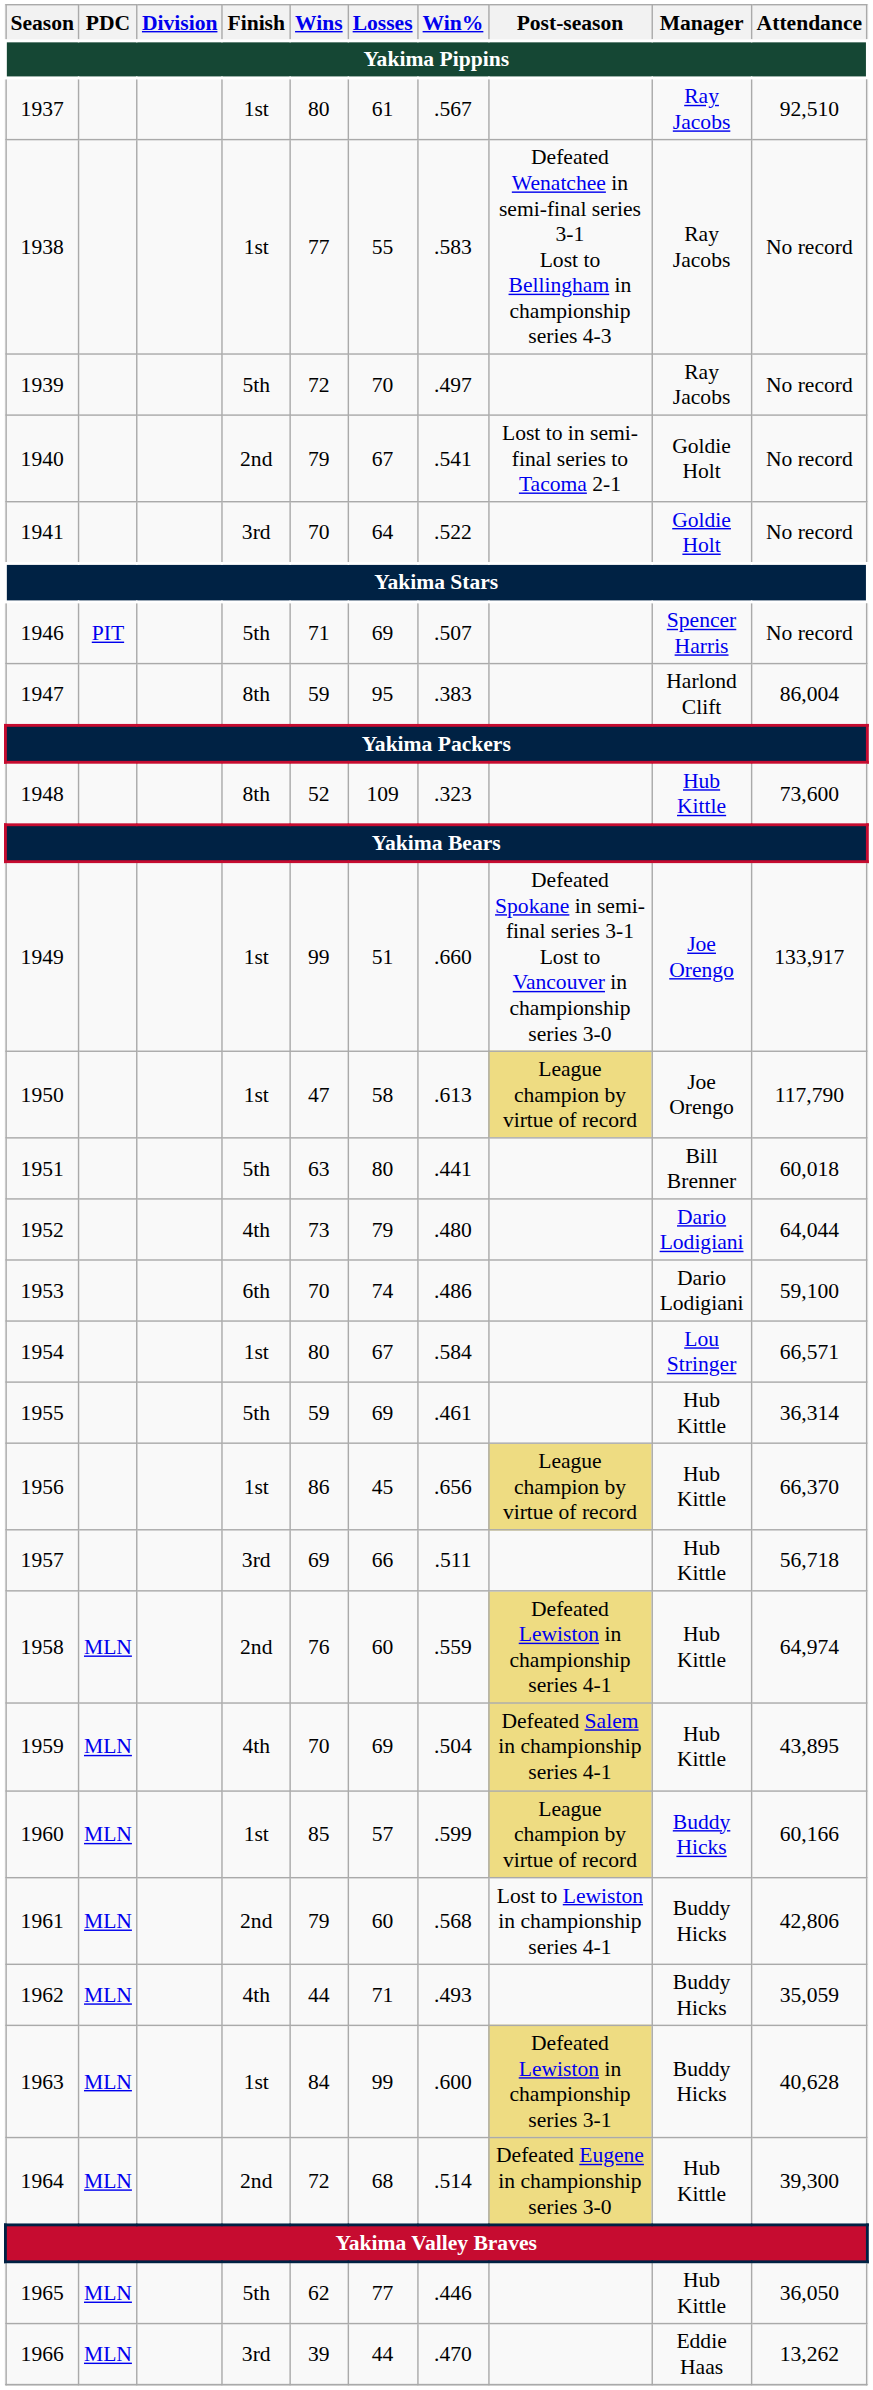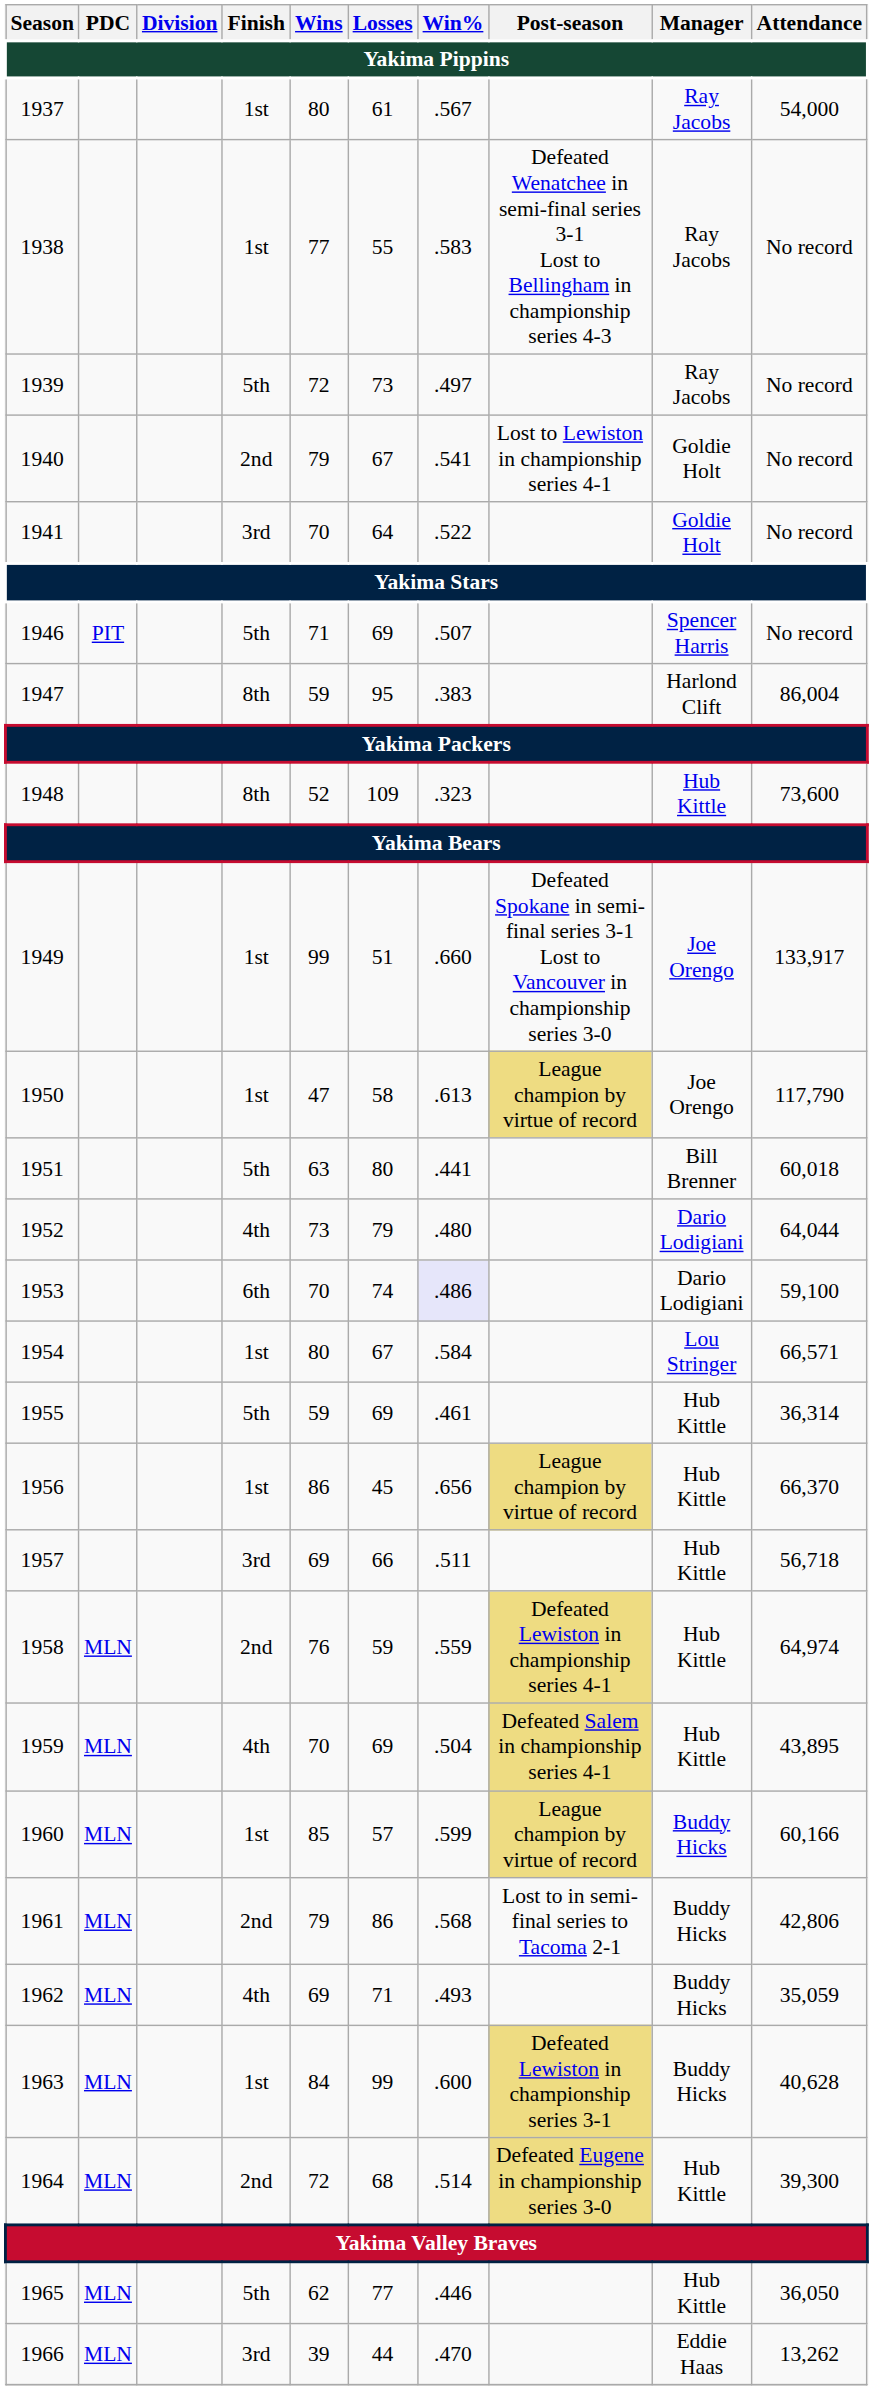(809, 109) 92,510 -> (809, 109) 54,000
(383, 384) 70 -> (383, 384) 73
(570, 458) Lost to in semi-final series to Tacoma 2-1 -> (570, 458) Lost to Lewiston in championship series 4-1
(453, 1290) no background -> (453, 1290) lavender background
(383, 1647) 60 -> (383, 1647) 59
(383, 1920) 60 -> (383, 1920) 86
(570, 1920) Lost to Lewiston in championship series 4-1 -> (570, 1920) Lost to in semi-final series to Tacoma 2-1
(319, 1994) 44 -> (319, 1994) 69
